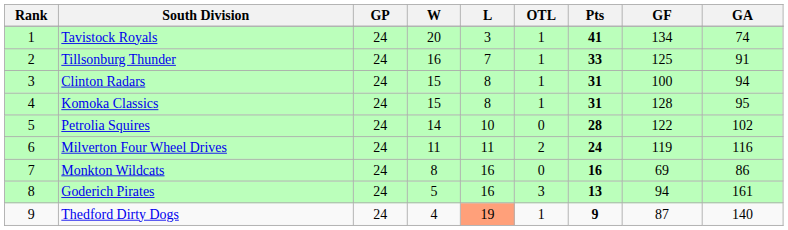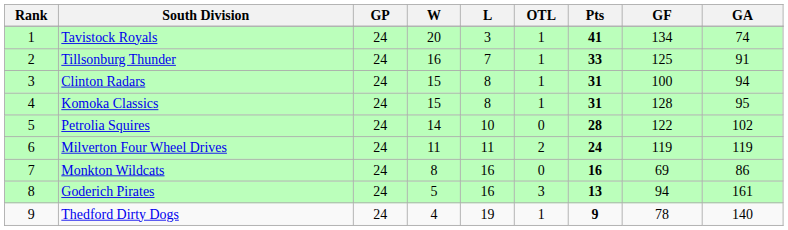(743, 147) 116 -> (743, 147) 119
(488, 214) lightsalmon background -> (488, 214) no background
(662, 214) 87 -> (662, 214) 78
